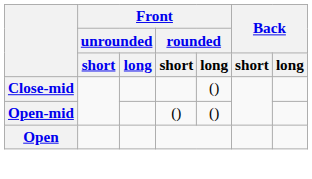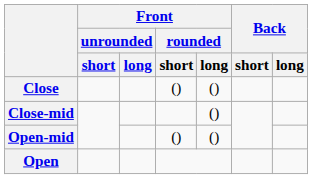+ row: (41, 88)
